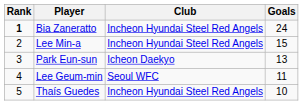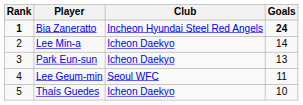(282, 28) normal -> (282, 28) bold
(185, 44) Incheon Hyundai Steel Red Angels -> (141, 44) Icheon Daekyo
(282, 44) 15 -> (282, 44) 14
(185, 92) Incheon Hyundai Steel Red Angels -> (141, 92) Icheon Daekyo
